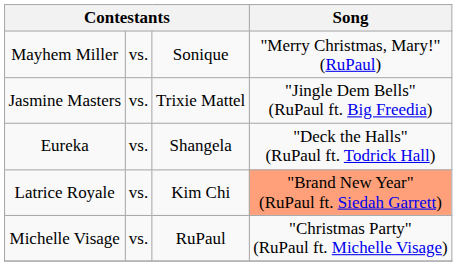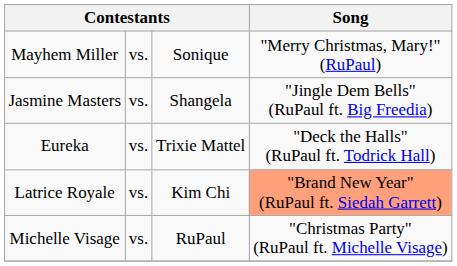(201, 100) Trixie Mattel -> (201, 100) Shangela
(201, 146) Shangela -> (201, 146) Trixie Mattel
